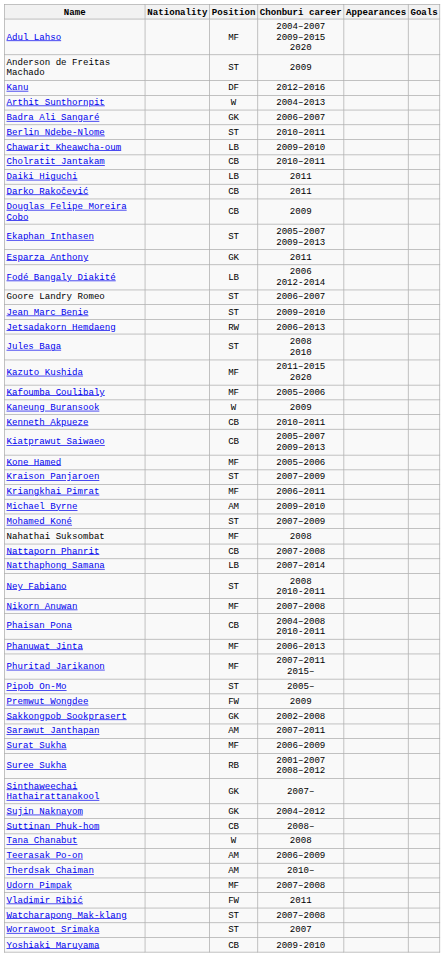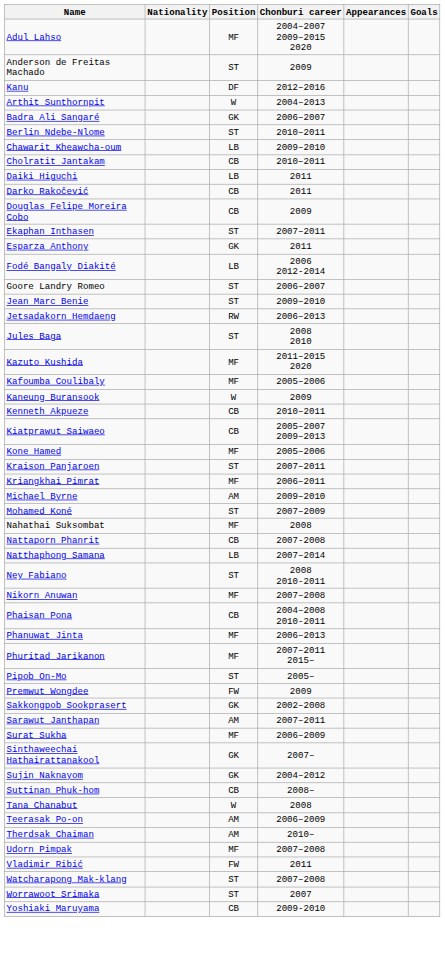(301, 237) 2005–2007 2009–2013 -> (301, 232) 2007–2011
(301, 477) 2007–2009 -> (301, 467) 2007–2011
- row: (37, 766)
